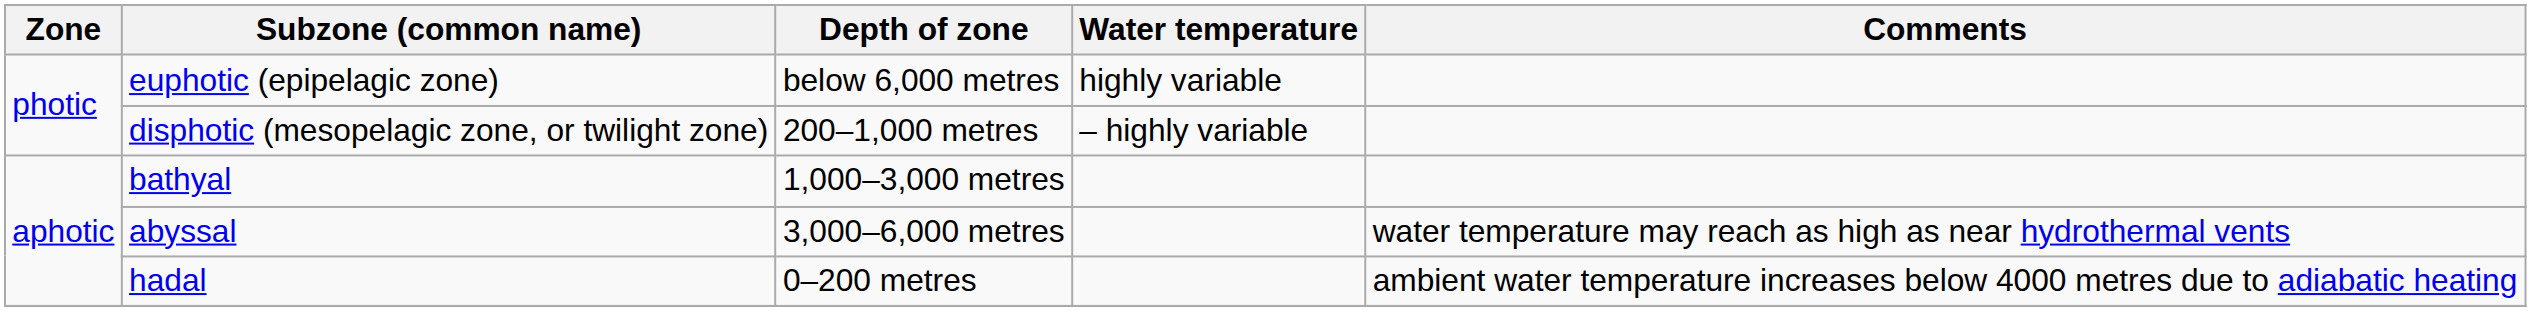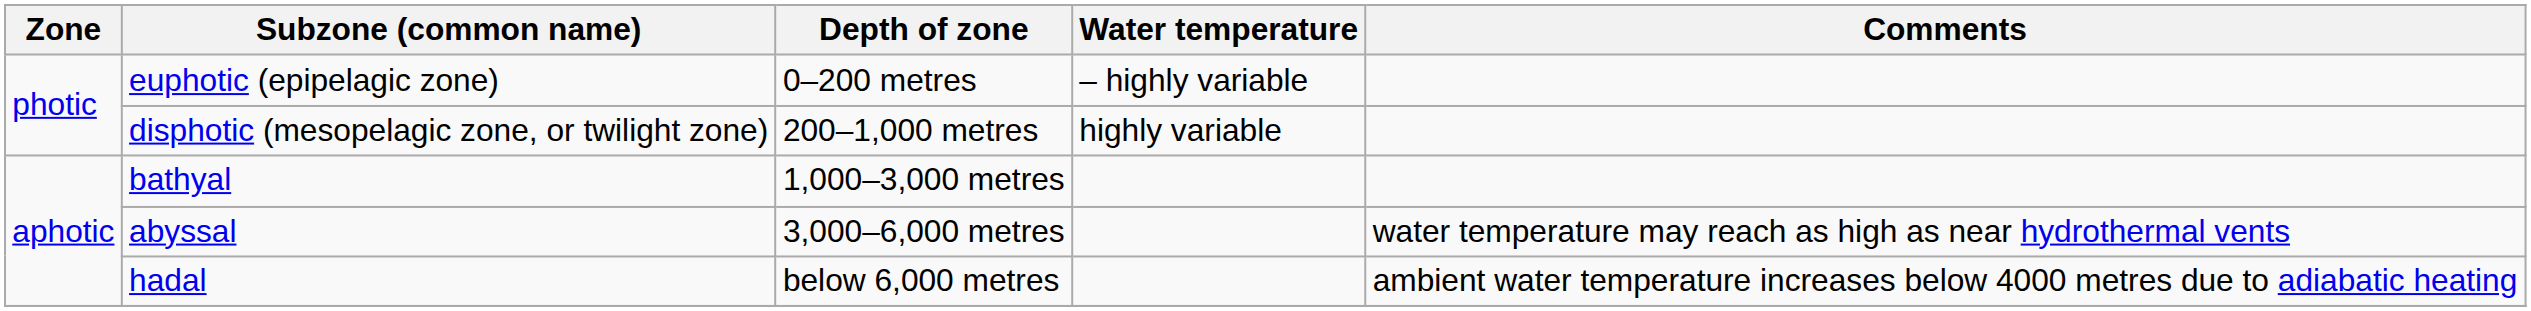(921, 79) below 6,000 metres -> (880, 79) 0–200 metres
(1181, 79) highly variable -> (1194, 79) – highly variable
(1194, 130) – highly variable -> (1181, 130) highly variable
(880, 280) 0–200 metres -> (921, 280) below 6,000 metres
